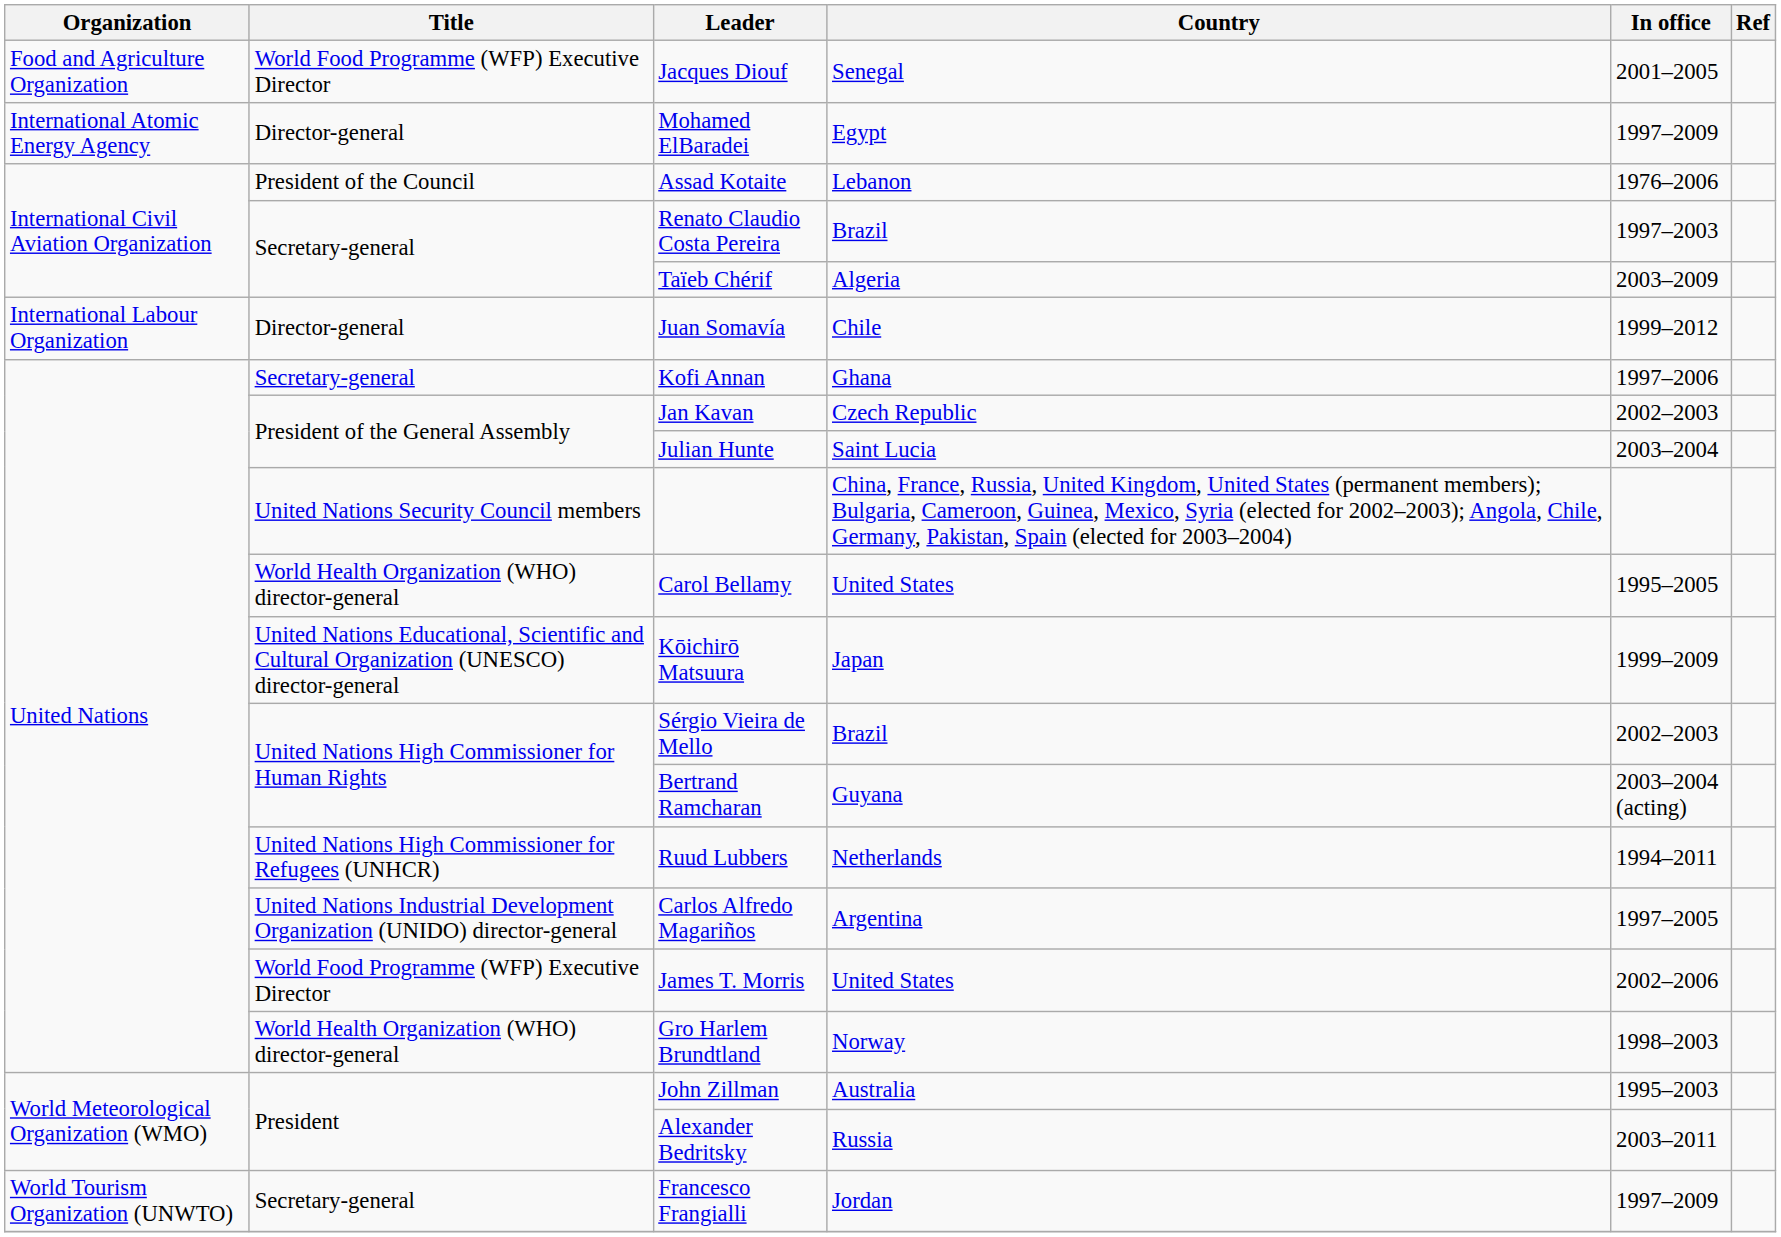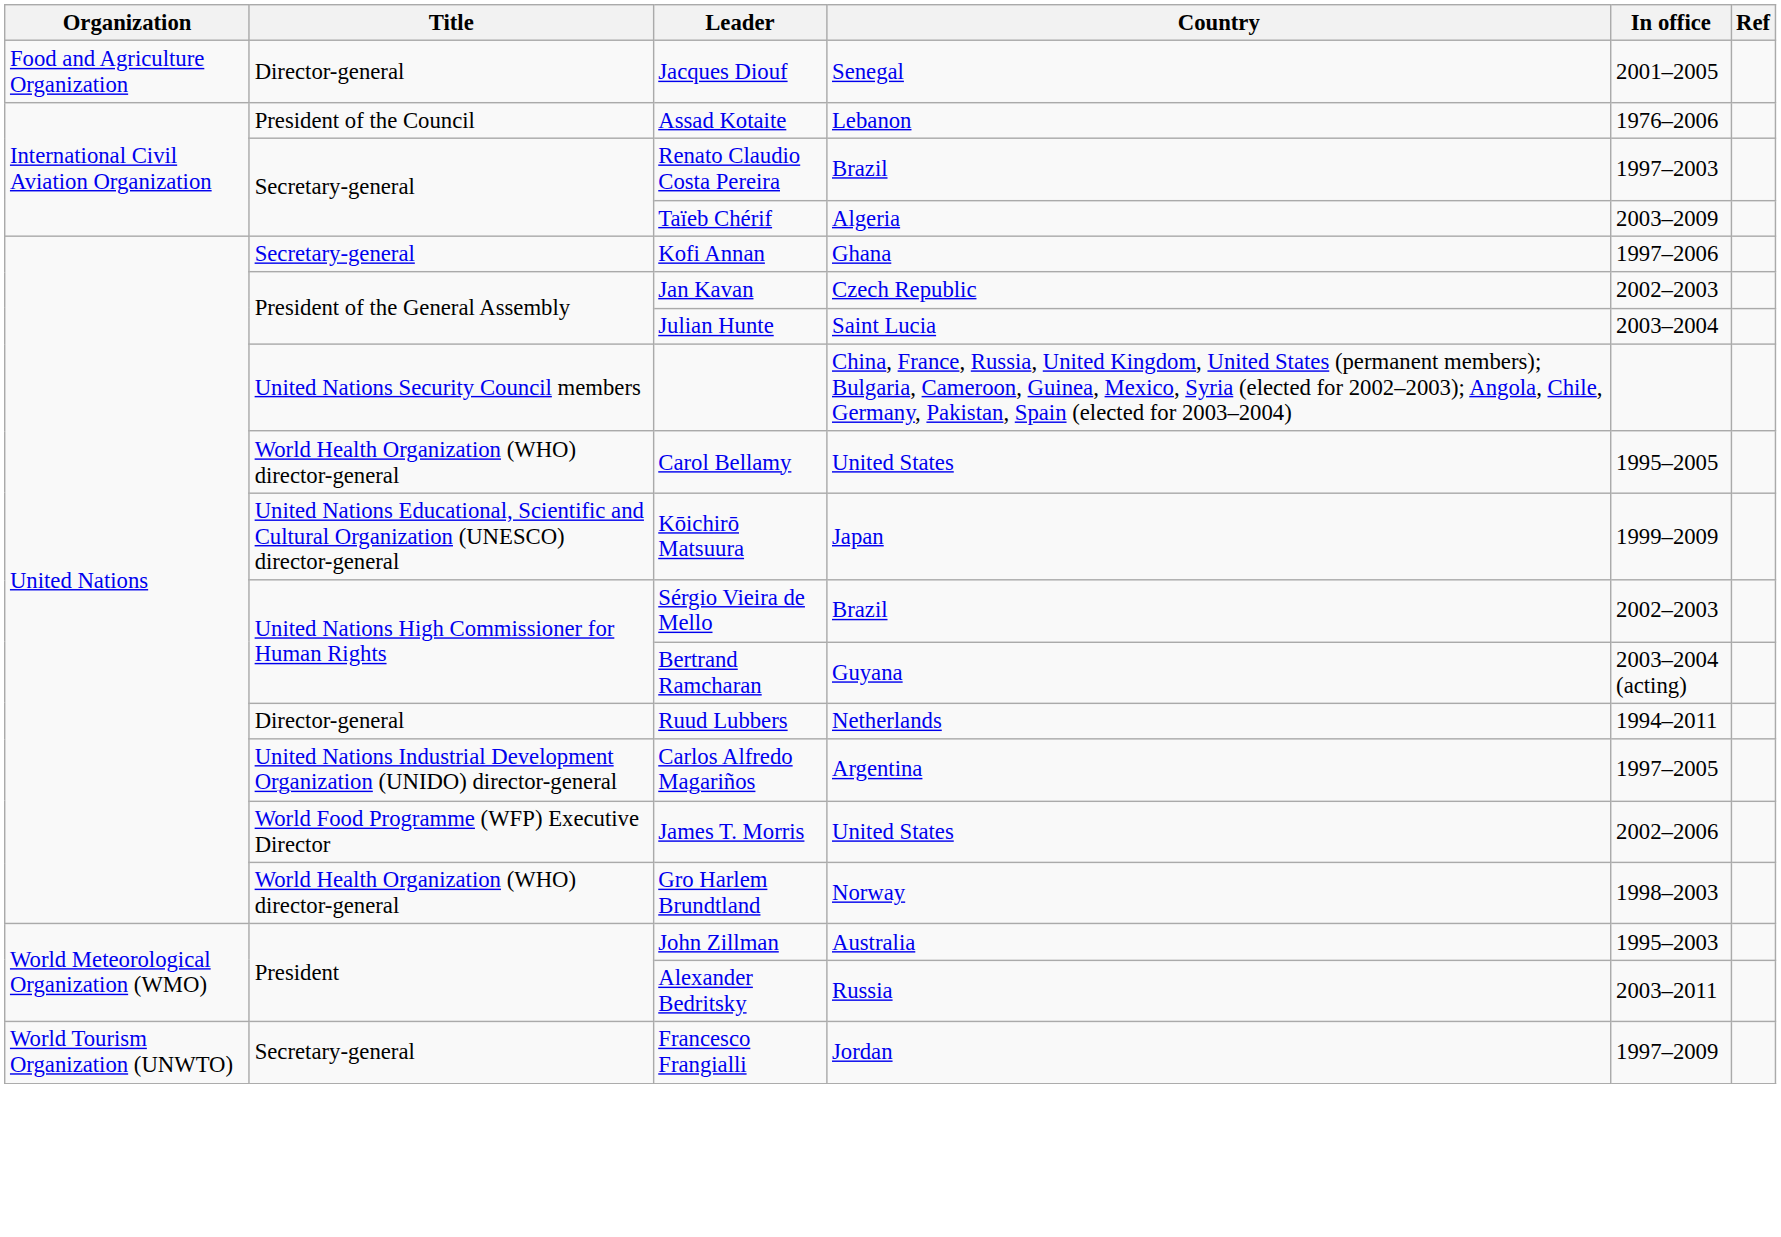(447, 71) World Food Programme (WFP) Executive Director -> (329, 71) Director-general
- row: (704, 132)
- row: (722, 328)
(434, 856) United Nations High Commissioner for Refugees (UNHCR) -> (329, 720) Director-general
